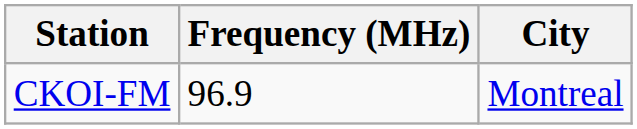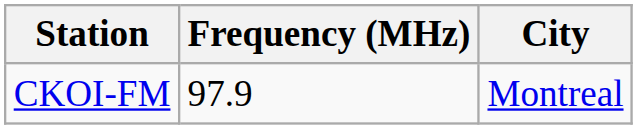(220, 92) 96.9 -> (220, 92) 97.9
